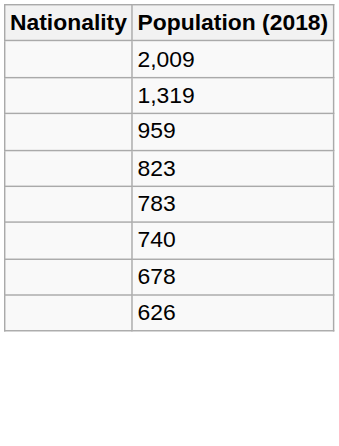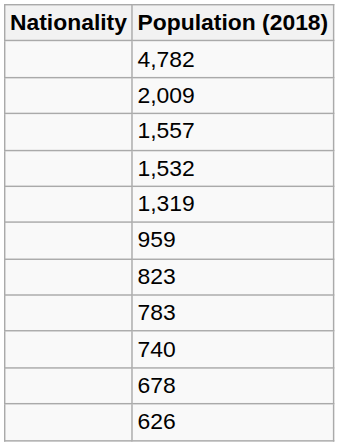+ row: (166, 58)
+ row: (166, 131)
+ row: (166, 167)
